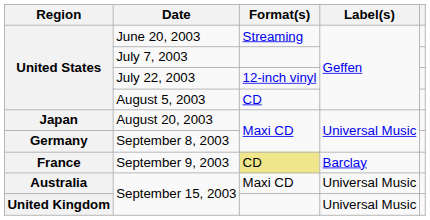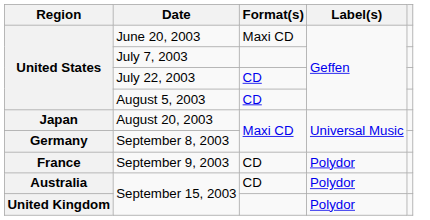(273, 36) Streaming -> (268, 36) Maxi CD
(280, 78) 12-inch vinyl -> (252, 78) CD
(252, 162) khaki background -> (252, 162) no background
(345, 162) Barclay -> (332, 162) Polydor
(268, 183) Maxi CD -> (252, 183) CD
(369, 183) Universal Music -> (332, 183) Polydor
(369, 204) Universal Music -> (332, 204) Polydor
